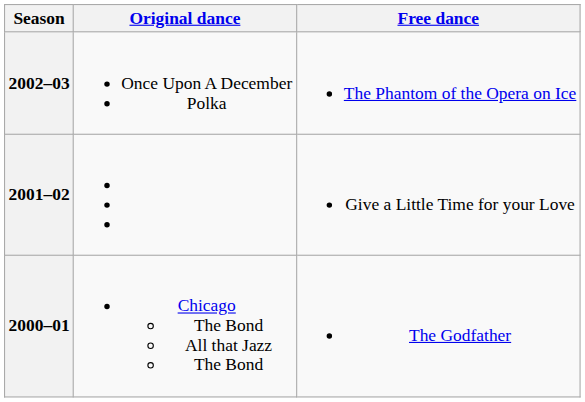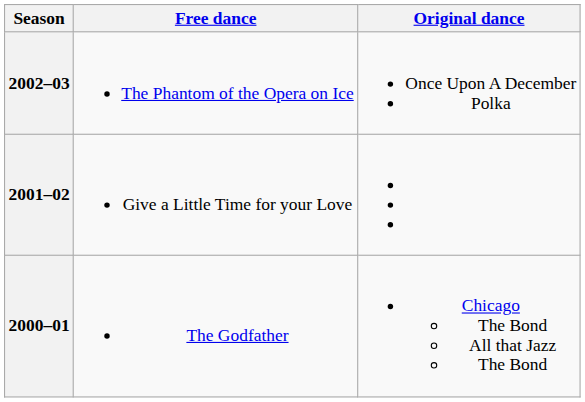columns swapped: (185, 18) <-> (438, 18)
